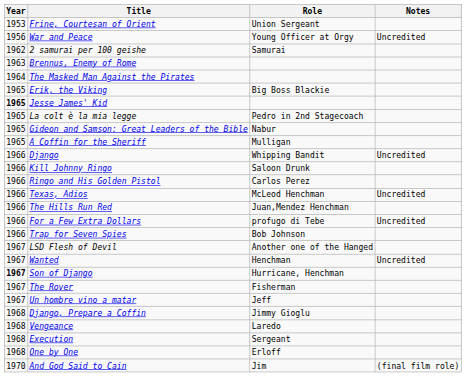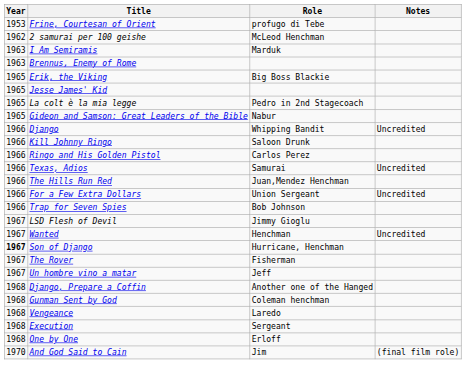(286, 24) Union Sergeant -> (288, 24) profugo di Tebe
- row: (61, 37)
(269, 50) Samurai -> (288, 37) McLeod Henchman
+ row: (63, 50)
- row: (112, 77)
(16, 103) bold -> (16, 90) normal
- row: (88, 142)
(288, 195) McLeod Henchman -> (269, 169) Samurai
(288, 221) profugo di Tebe -> (286, 195) Union Sergeant
(312, 247) Another one of the Hanged -> (281, 221) Jimmy Gioglu
(281, 313) Jimmy Gioglu -> (312, 287) Another one of the Hanged
+ row: (73, 300)
